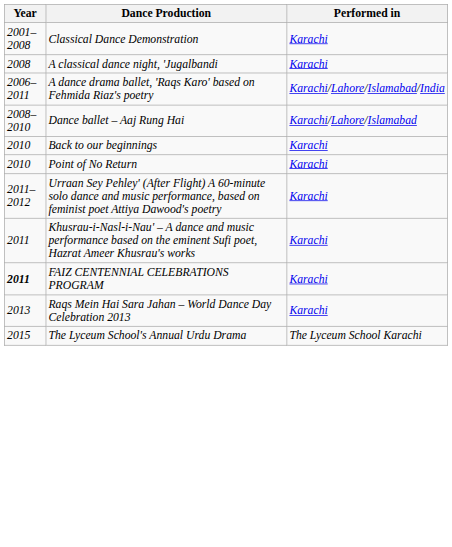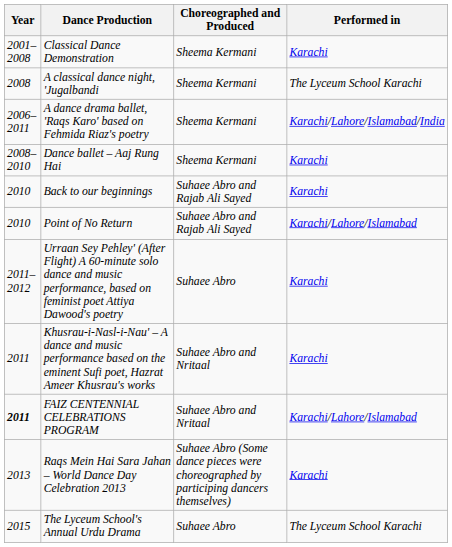+ column: (230, 20)
(309, 63) Karachi -> (356, 83) The Lyceum School Karachi
(353, 120) Karachi/Lahore/Islamabad -> (309, 160) Karachi
(309, 164) Karachi -> (353, 223) Karachi/Lahore/Islamabad
(309, 279) Karachi -> (353, 416) Karachi/Lahore/Islamabad
